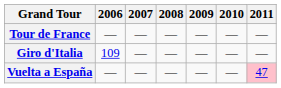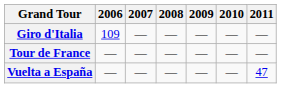rows swapped: (50, 53) <-> (50, 33)
(262, 72) pink background -> (262, 72) no background
